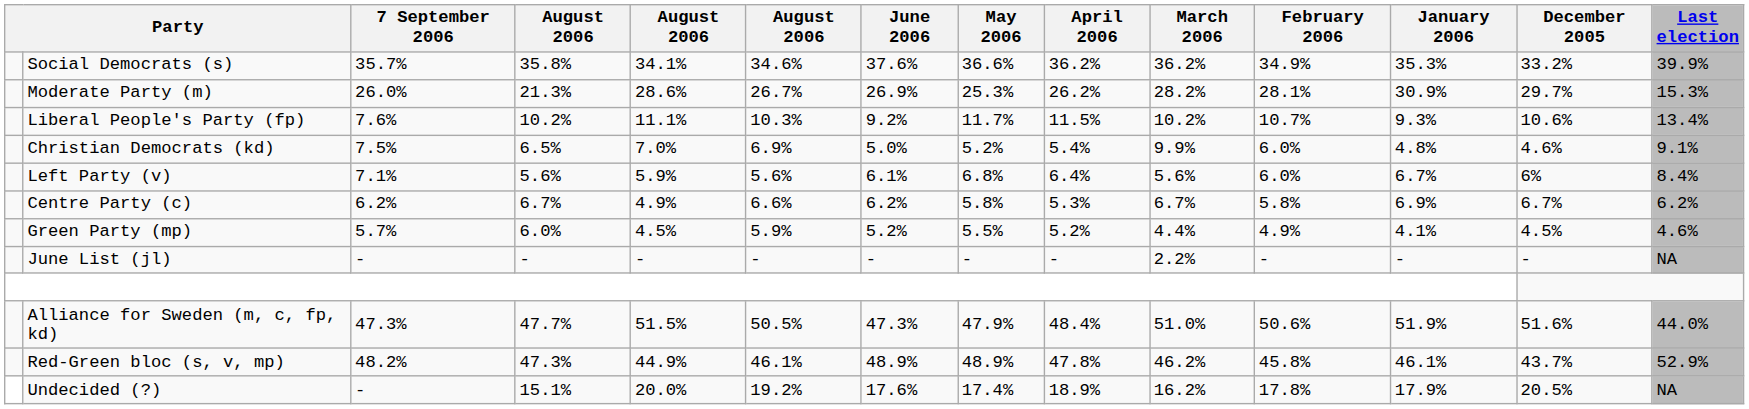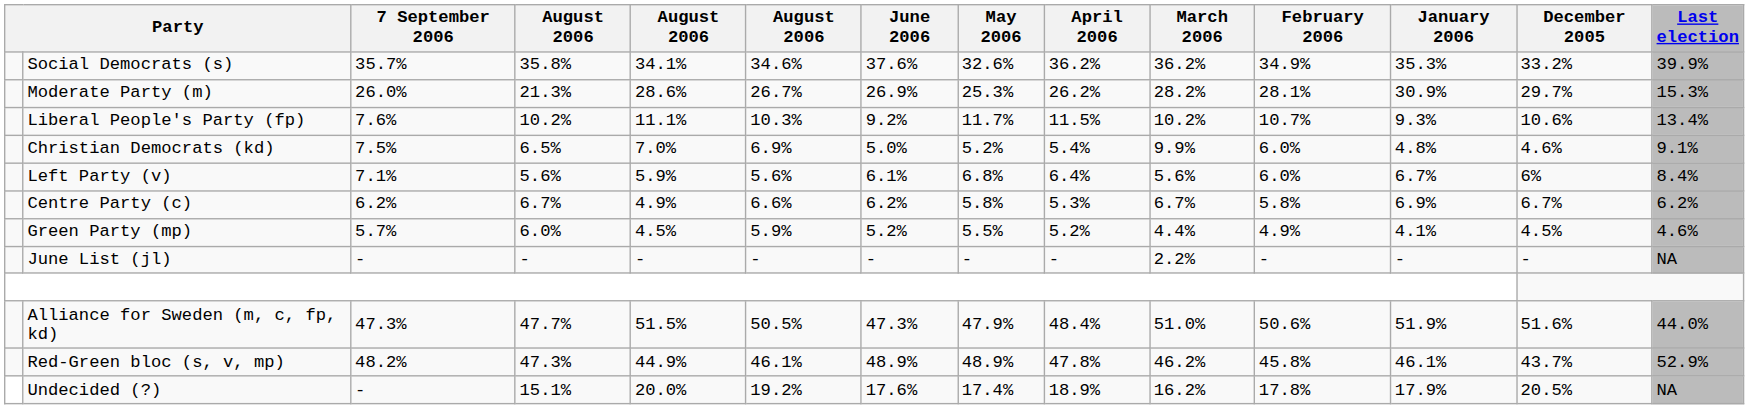(987, 66) 36.6% -> (987, 66) 32.6%
